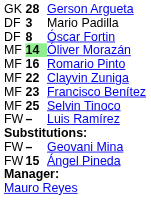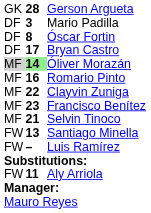+ row: (83, 50)
(13, 50) no background -> (13, 64) lightgrey background
(32, 105) 25 -> (32, 119) 21
+ row: (93, 133)
- row: (85, 146)
- row: (84, 160)
+ row: (75, 174)
